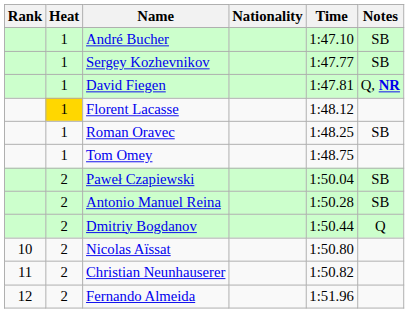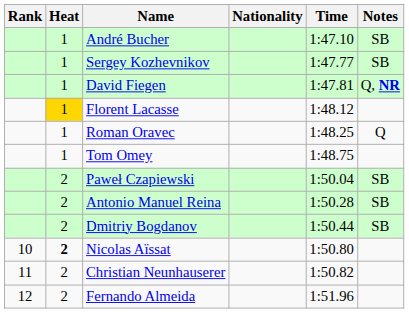(380, 132) SB -> (380, 132) Q
(380, 226) Q -> (380, 226) SB
(64, 249) normal -> (64, 249) bold
